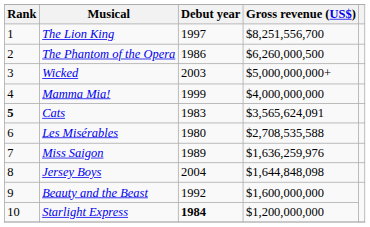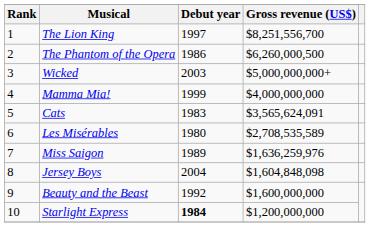(10, 113) bold -> (10, 113) normal
(285, 133) $2,708,535,588 -> (285, 133) $2,708,535,589
(285, 172) $1,644,848,098 -> (285, 172) $1,604,848,098
